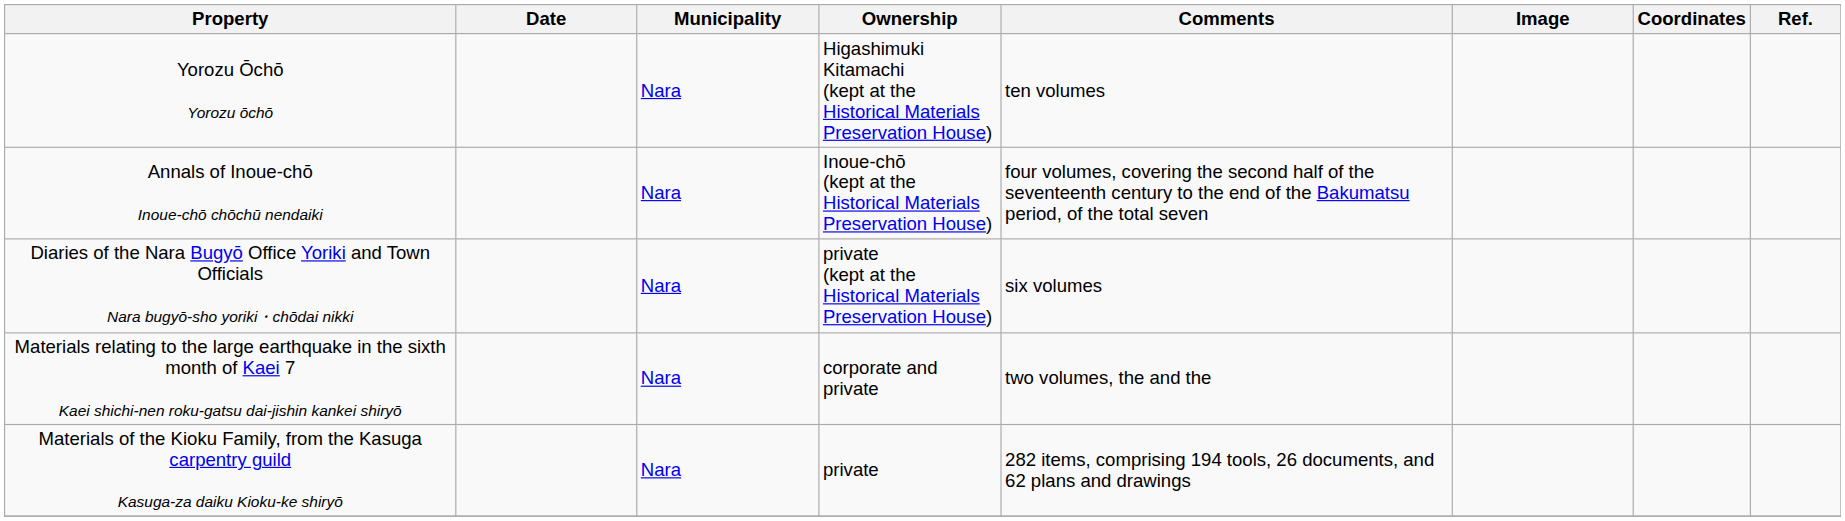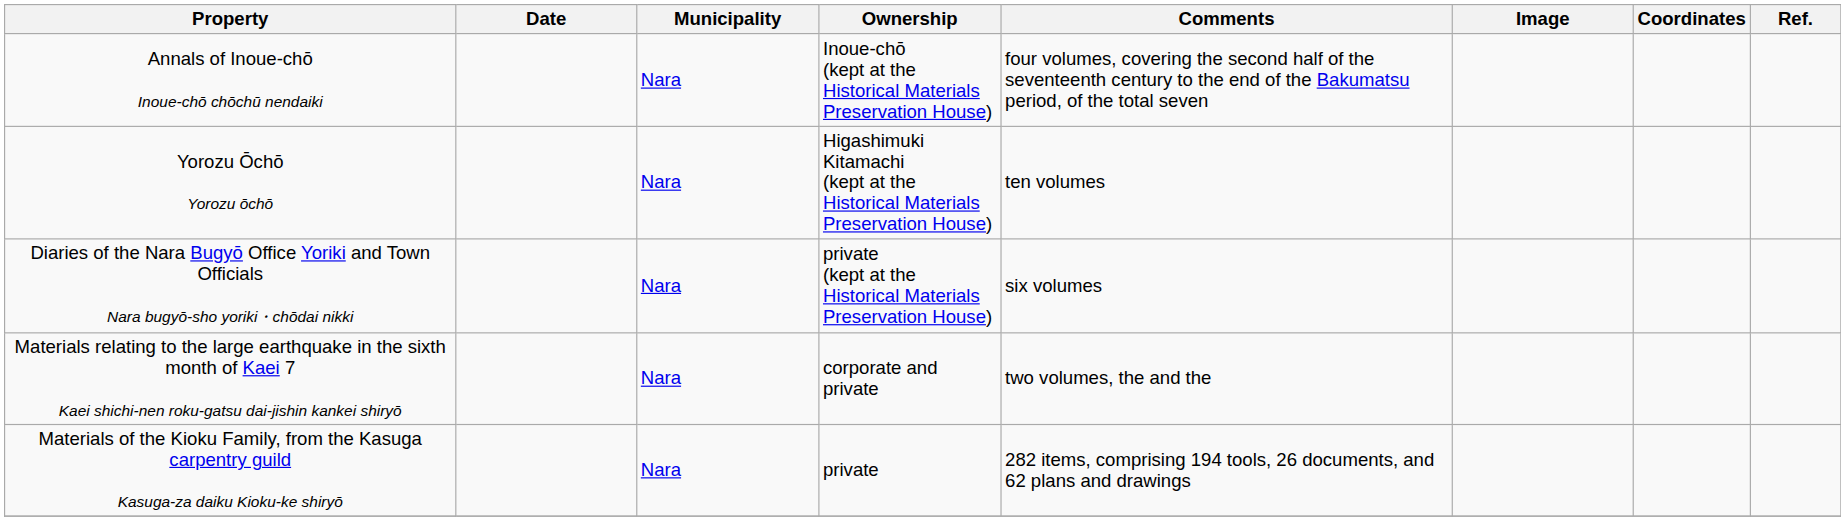rows swapped: (230, 192) <-> (230, 90)
